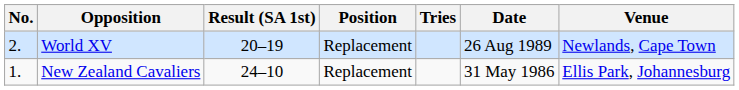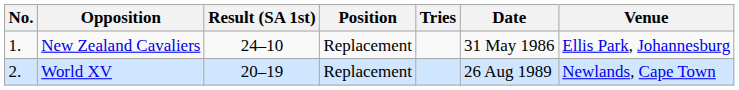rows swapped: (121, 71) <-> (77, 44)
